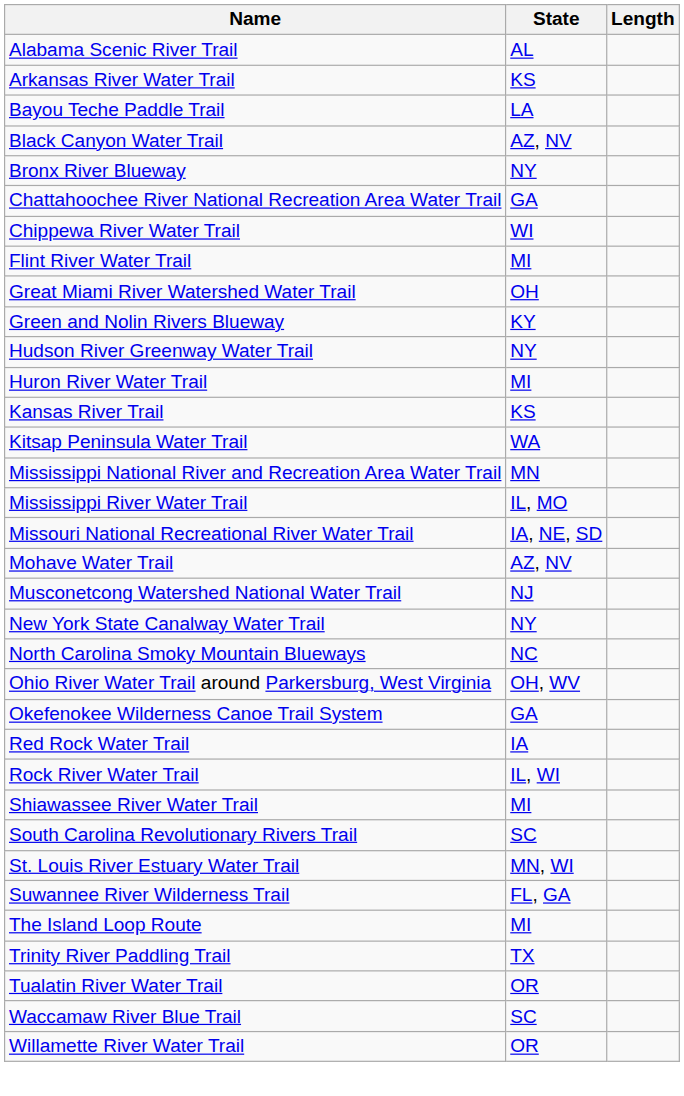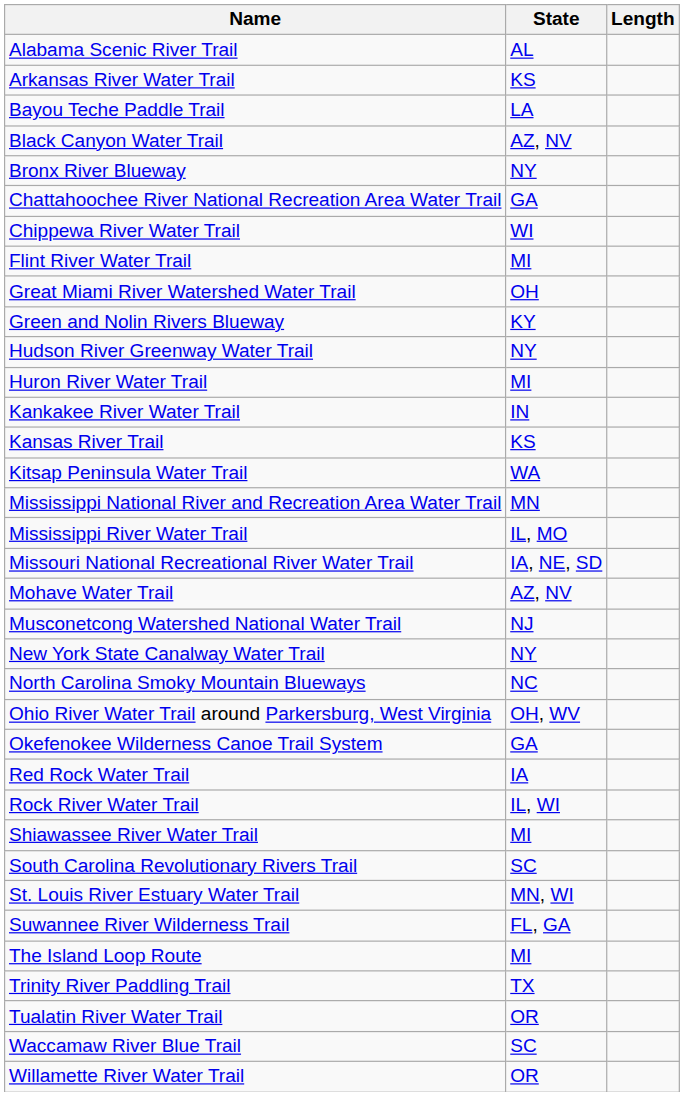+ row: (124, 412)
